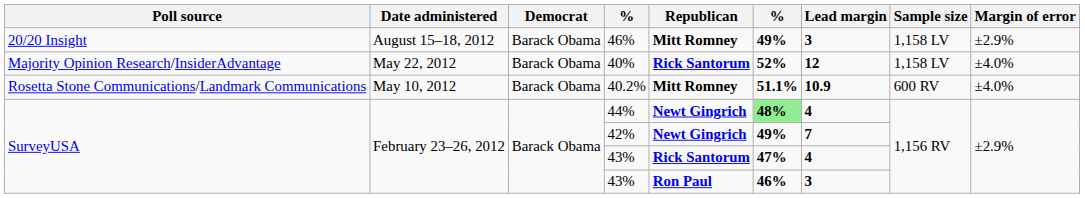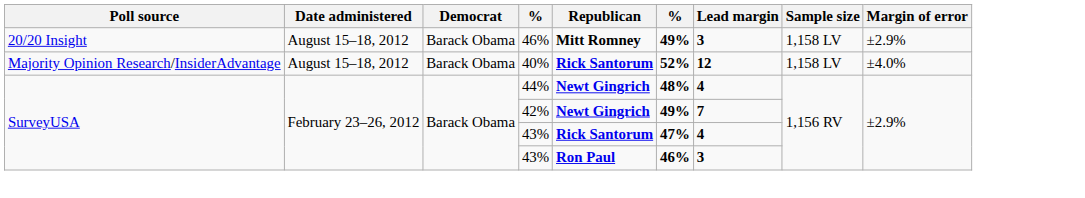(415, 63) May 22, 2012 -> (348, 63) August 15–18, 2012
- row: (187, 87)
(772, 110) lightgreen background -> (675, 87) no background
